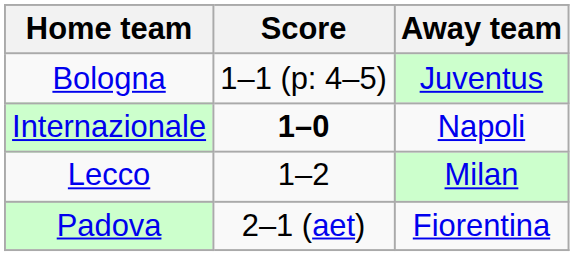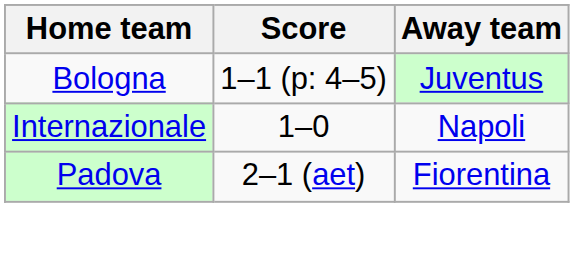(304, 126) bold -> (304, 126) normal
- row: (109, 175)
